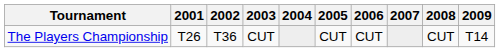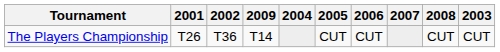columns swapped: (261, 15) <-> (477, 15)
